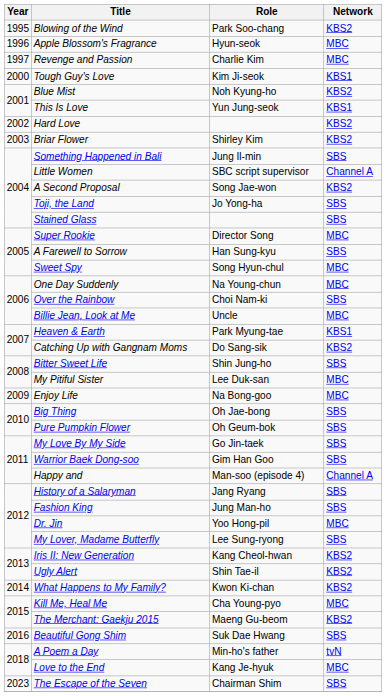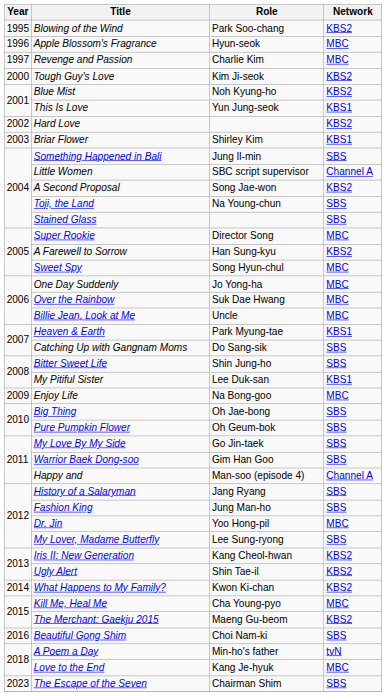(339, 76) KBS1 -> (339, 76) KBS2
(339, 140) KBS2 -> (339, 140) KBS1
(237, 204) Jo Yong-ha -> (246, 204) Na Young-chun
(336, 252) SBS -> (339, 252) KBS2
(246, 284) Na Young-chun -> (237, 284) Jo Yong-ha
(240, 300) Choi Nam-ki -> (248, 300) Suk Dae Hwang
(336, 300) SBS -> (338, 300) MBC
(339, 348) KBS2 -> (336, 348) SBS
(338, 380) MBC -> (339, 380) KBS1
(248, 635) Suk Dae Hwang -> (240, 635) Choi Nam-ki
